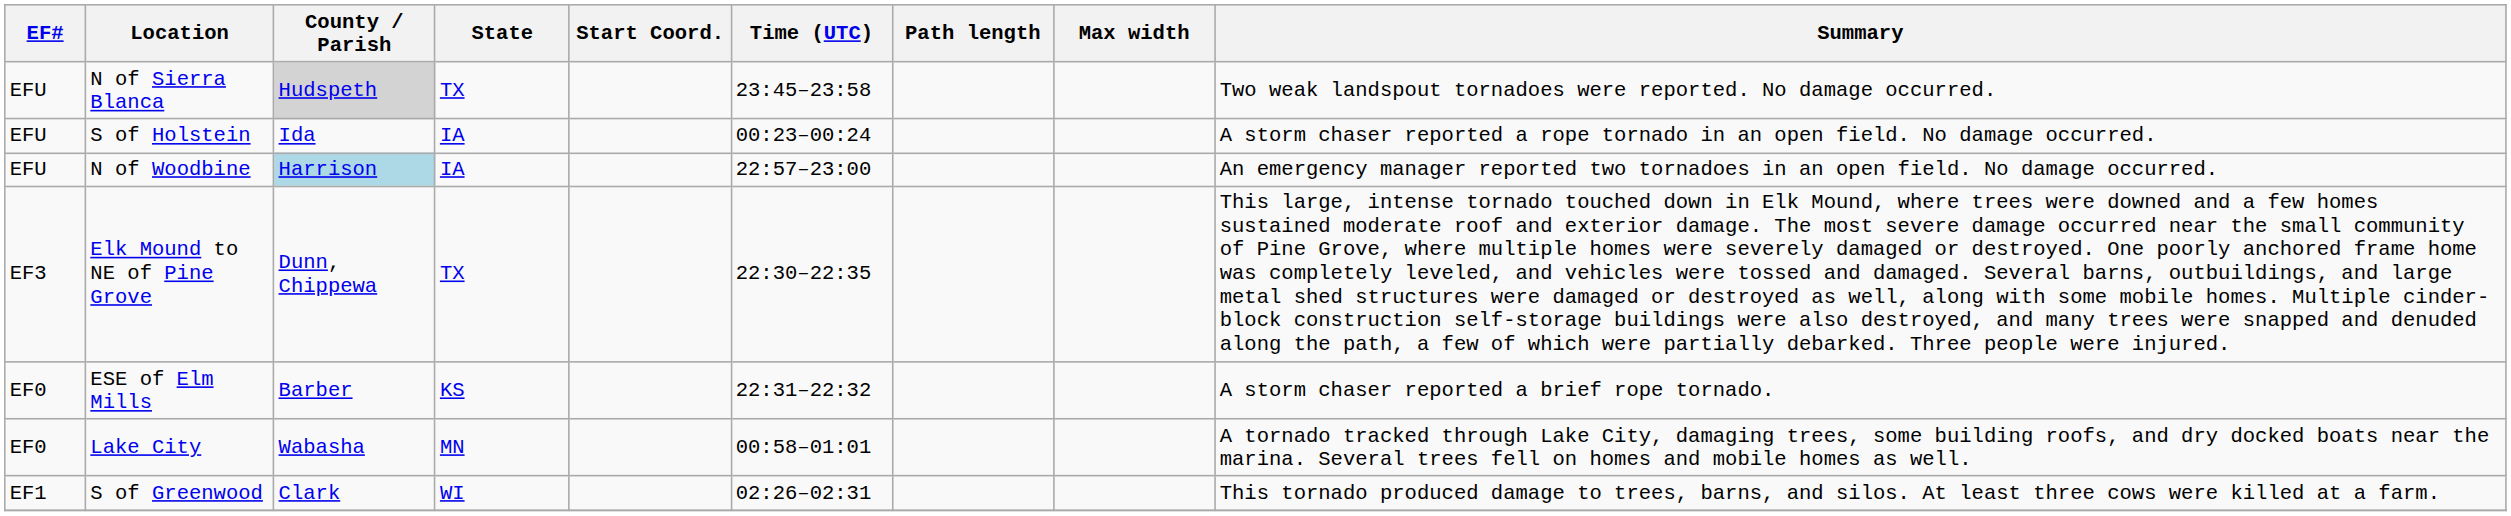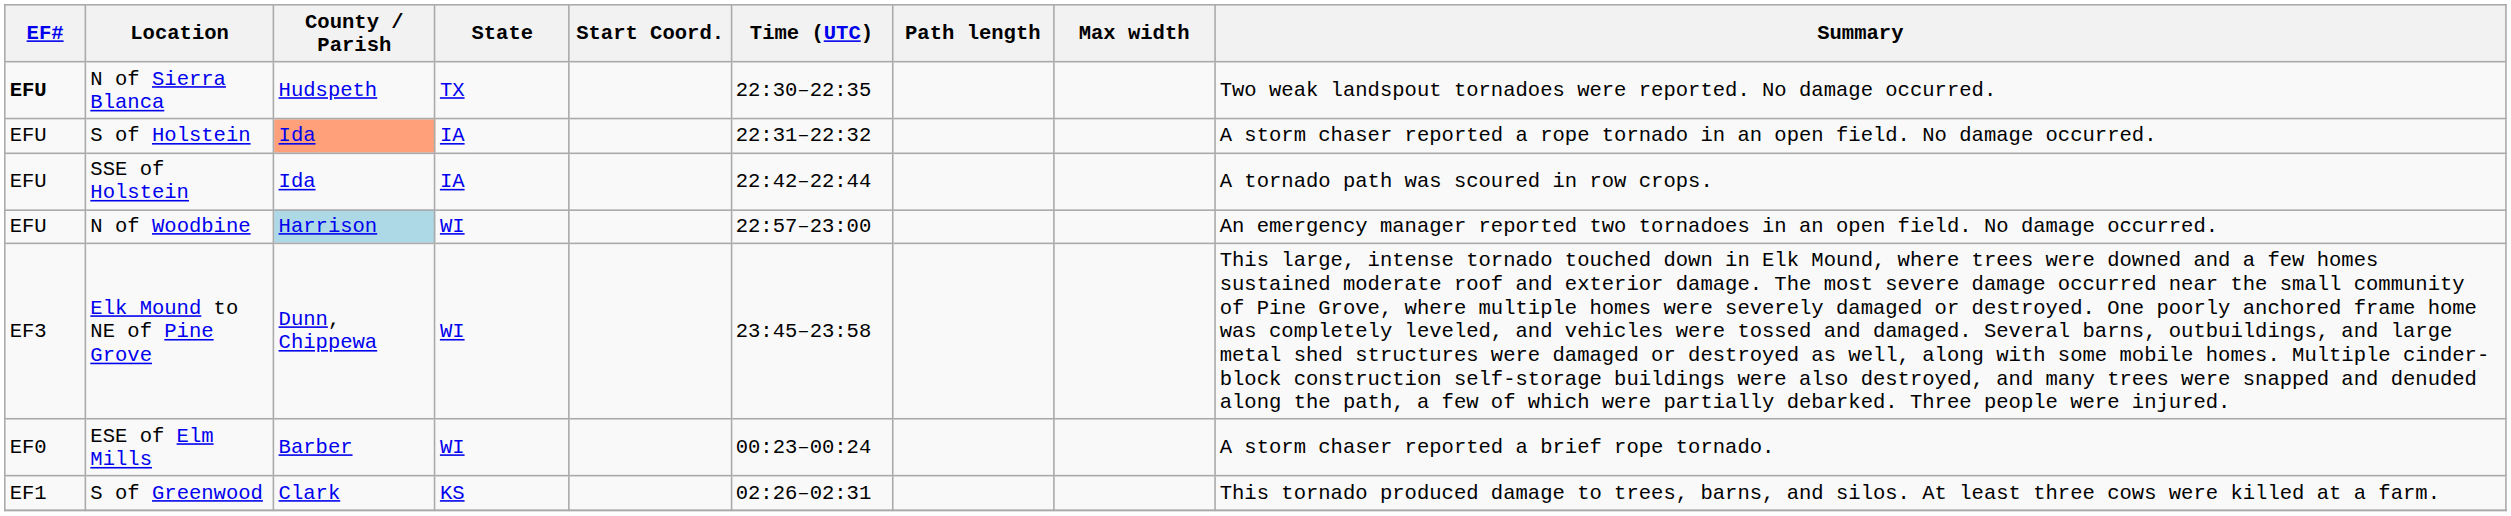(28, 91) normal -> (28, 91) bold
(328, 91) lightgrey background -> (328, 91) no background
(803, 91) 23:45–23:58 -> (803, 91) 22:30–22:35
(297, 136) no background -> (297, 136) lightsalmon background
(803, 136) 00:23–00:24 -> (803, 136) 22:31–22:32
+ row: (140, 181)
(452, 169) IA -> (452, 227) WI
(452, 274) TX -> (452, 331) WI
(803, 274) 22:30–22:35 -> (803, 331) 23:45–23:58
(452, 390) KS -> (452, 448) WI
(803, 390) 22:31–22:32 -> (803, 448) 00:23–00:24
- row: (146, 448)
(452, 493) WI -> (452, 493) KS
